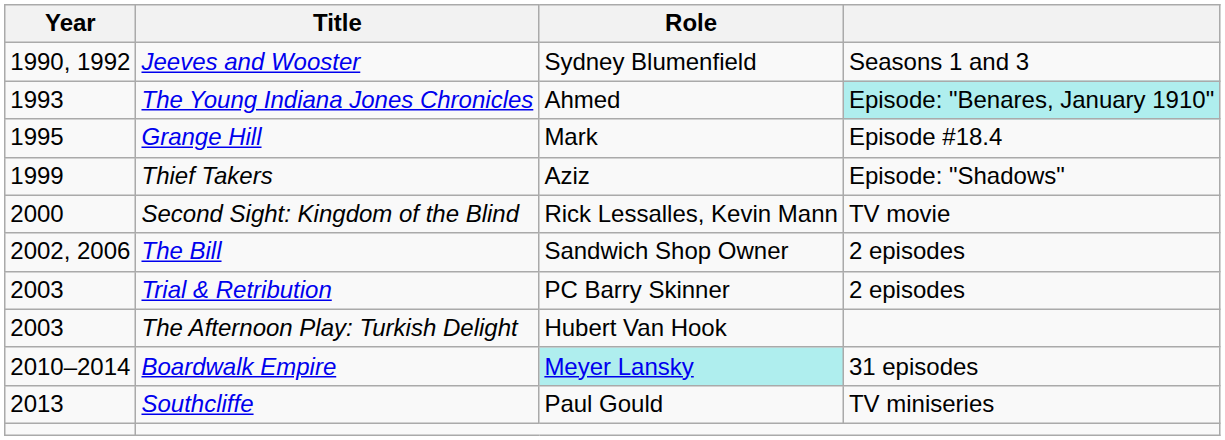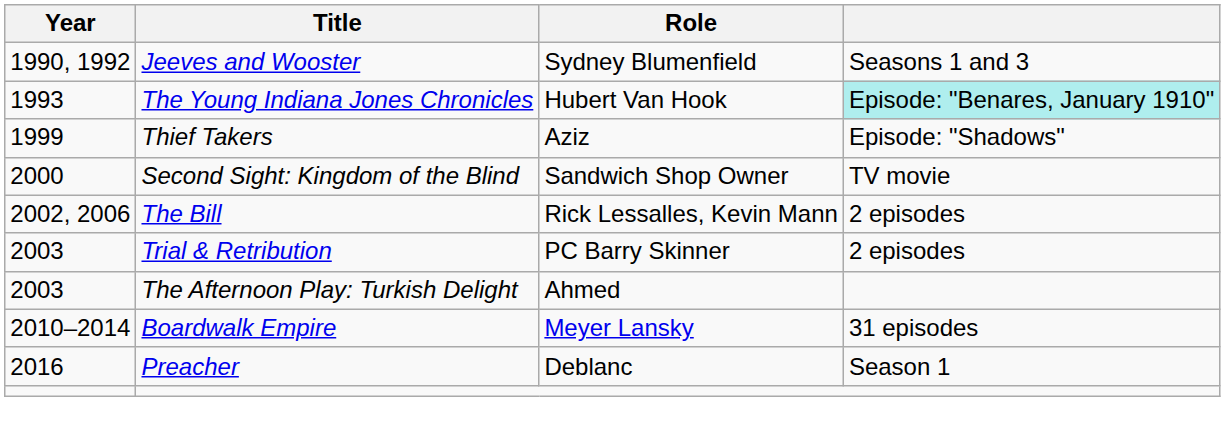(582, 99) Ahmed -> (636, 99) Hubert Van Hook
- row: (202, 137)
(691, 213) Rick Lessalles, Kevin Mann -> (666, 175) Sandwich Shop Owner
(666, 251) Sandwich Shop Owner -> (691, 213) Rick Lessalles, Kevin Mann
(636, 328) Hubert Van Hook -> (582, 289) Ahmed
(619, 366) paleturquoise background -> (619, 328) no background
- row: (198, 404)
+ row: (190, 366)
